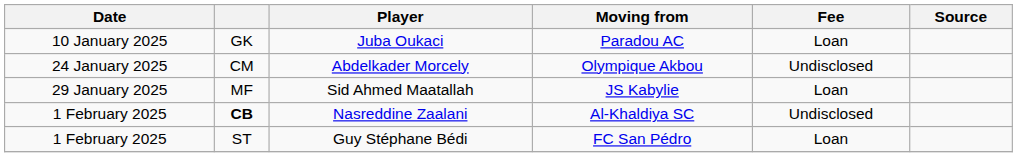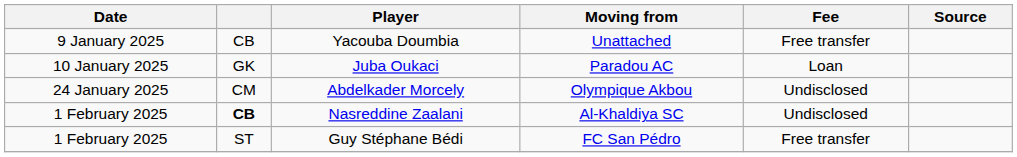+ row: (396, 41)
- row: (400, 90)
(831, 139) Loan -> (826, 139) Free transfer
